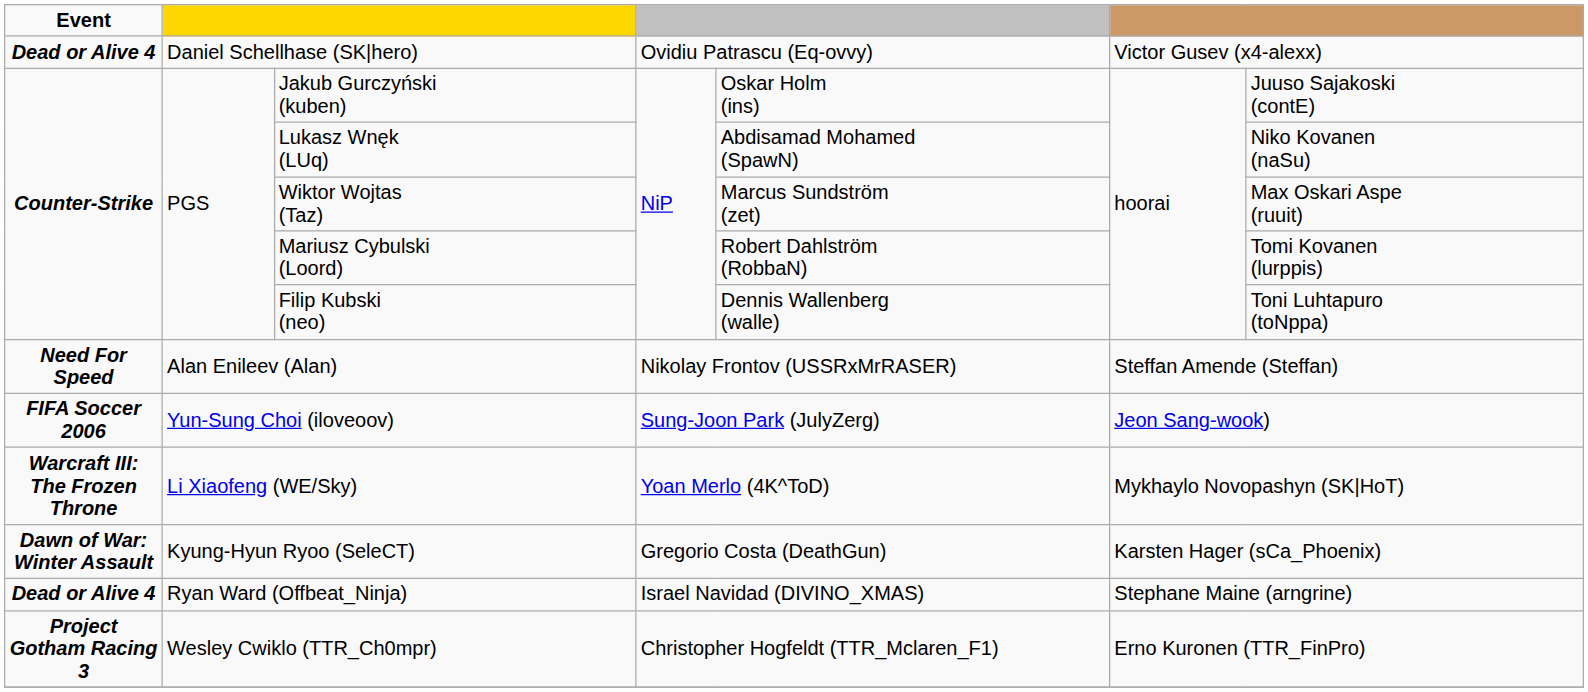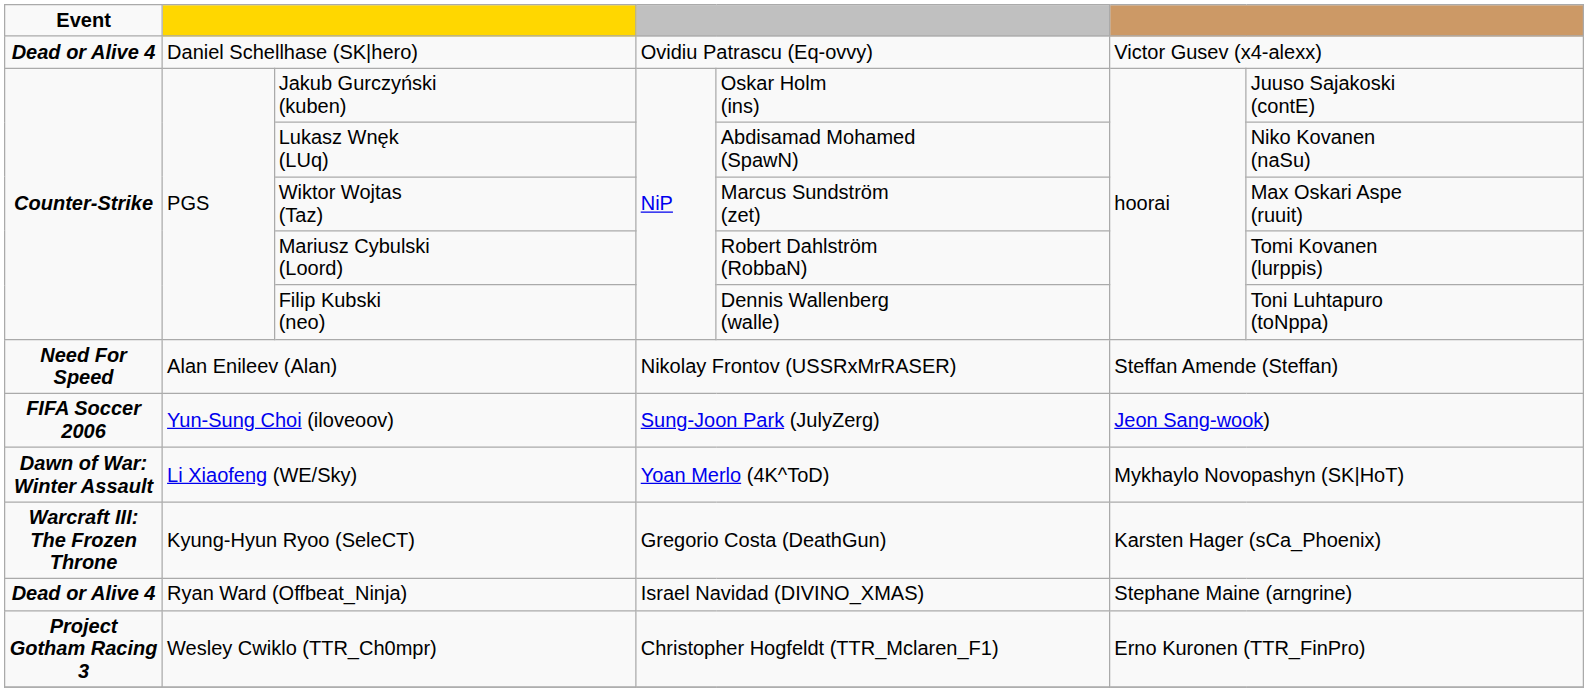(84, 485) Warcraft III: The Frozen Throne -> (84, 474) Dawn of War: Winter Assault
(84, 551) Dawn of War: Winter Assault -> (84, 540) Warcraft III: The Frozen Throne
